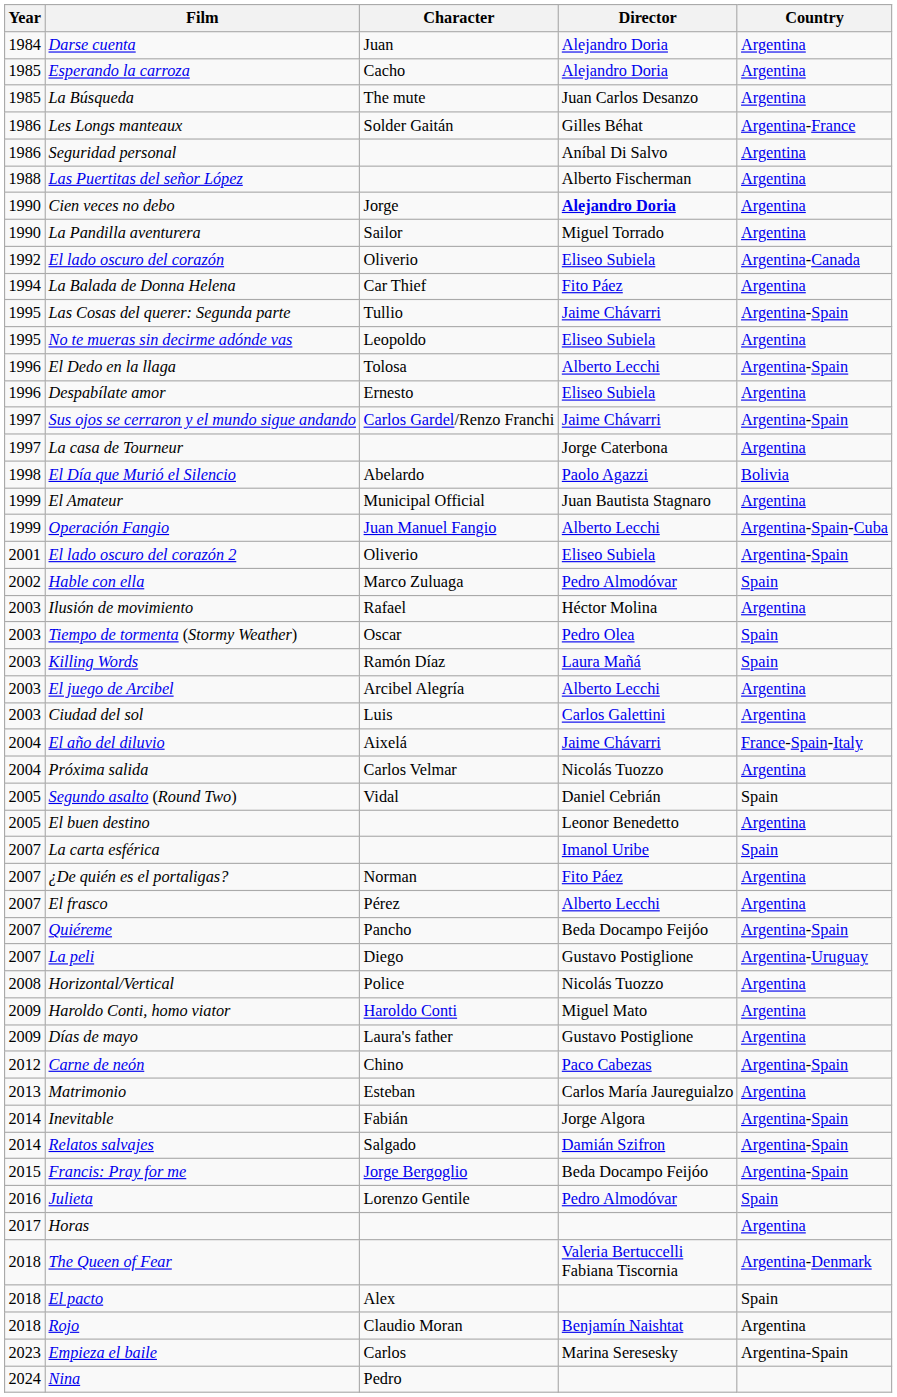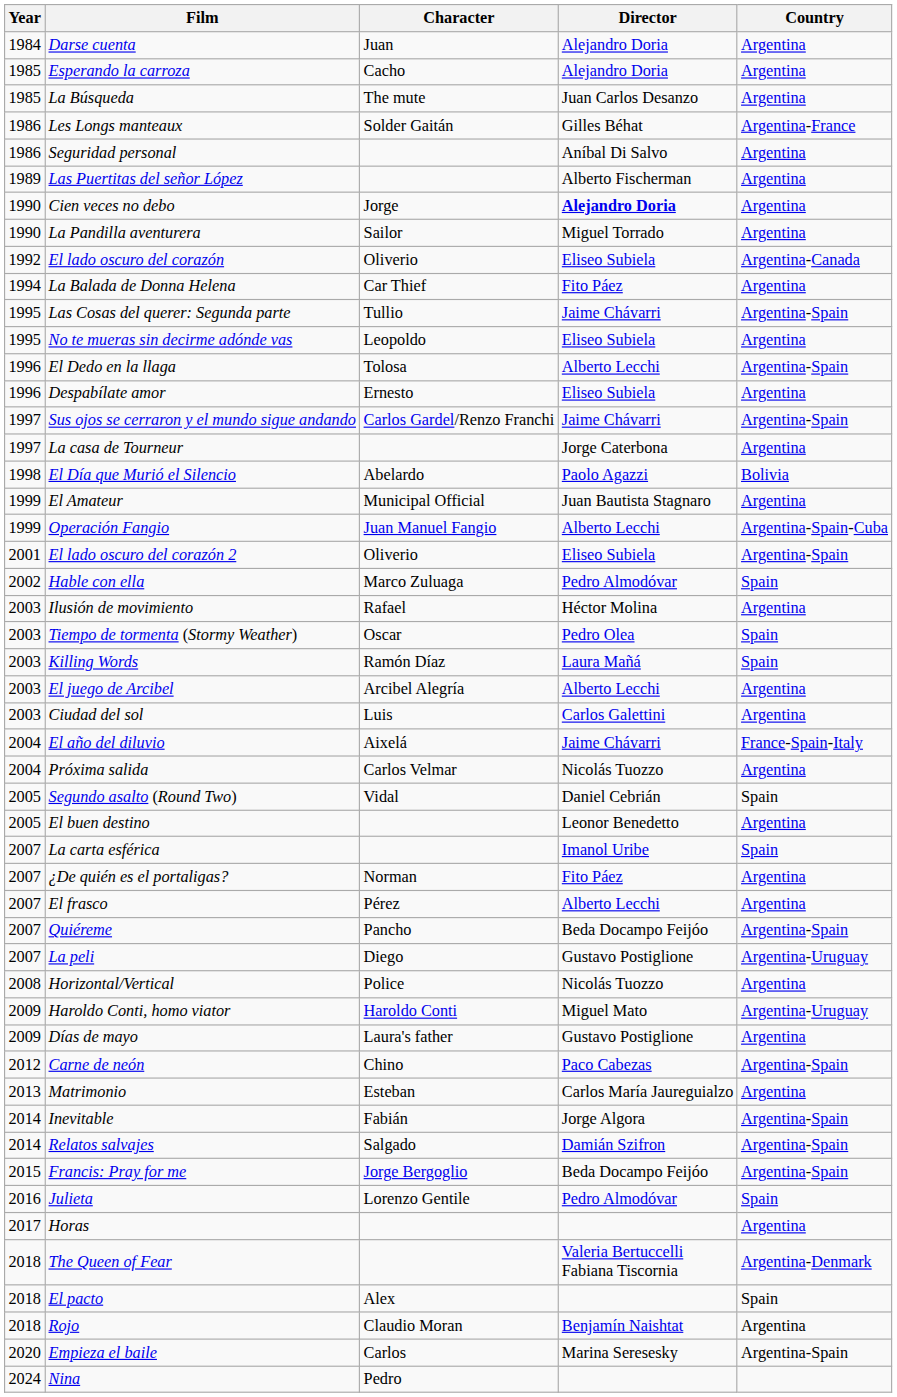(25, 179) 1988 -> (25, 179) 1989
(773, 1011) Argentina -> (805, 1011) Argentina-Uruguay
(25, 1352) 2023 -> (25, 1352) 2020
